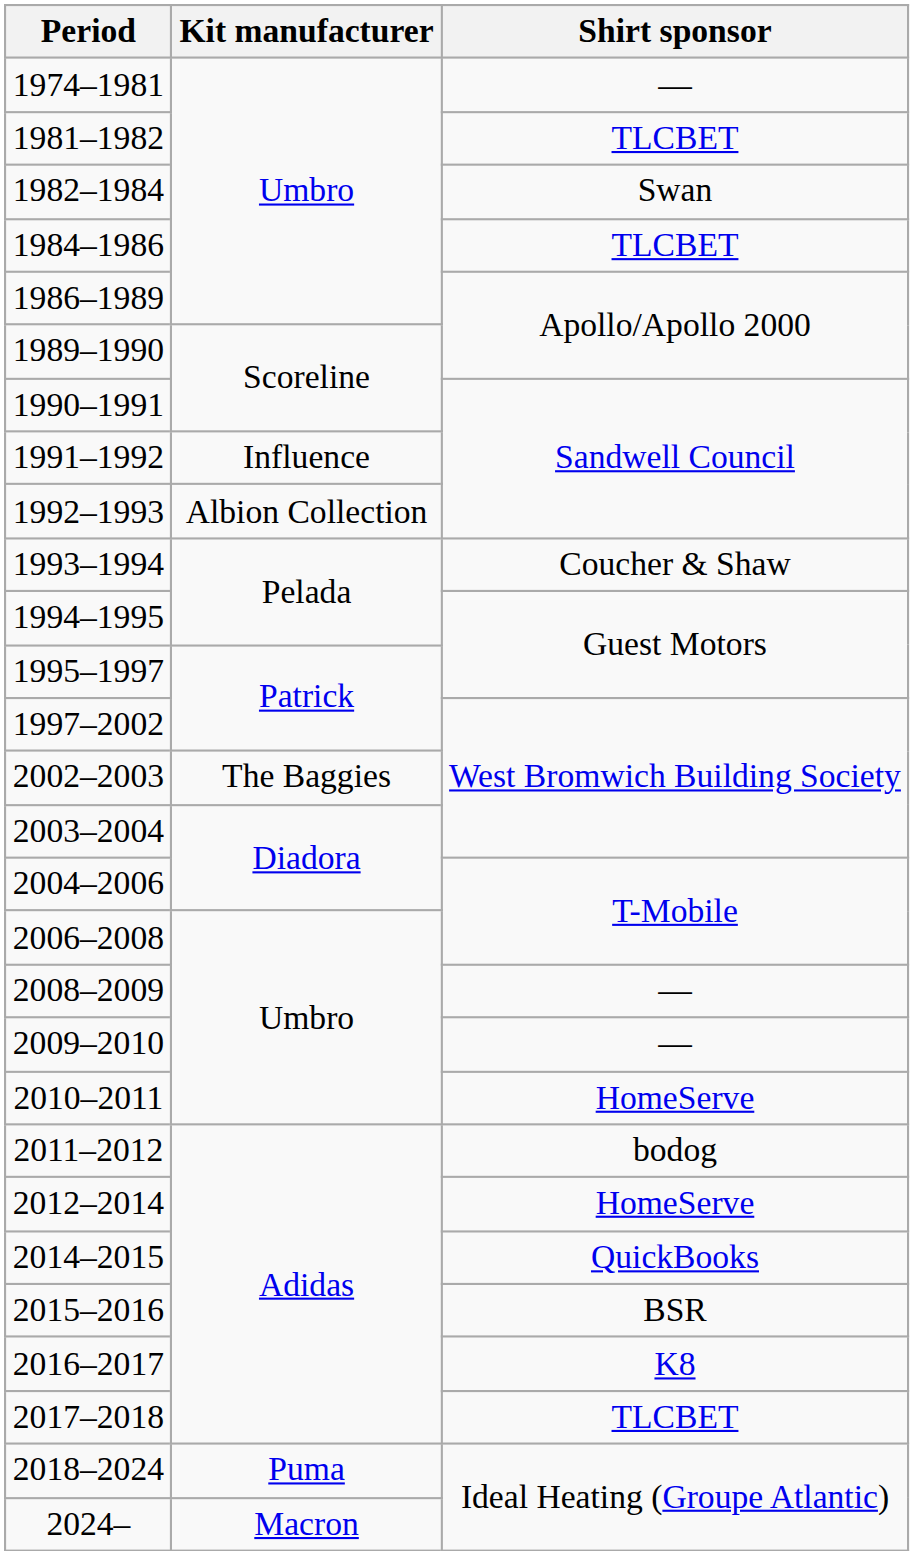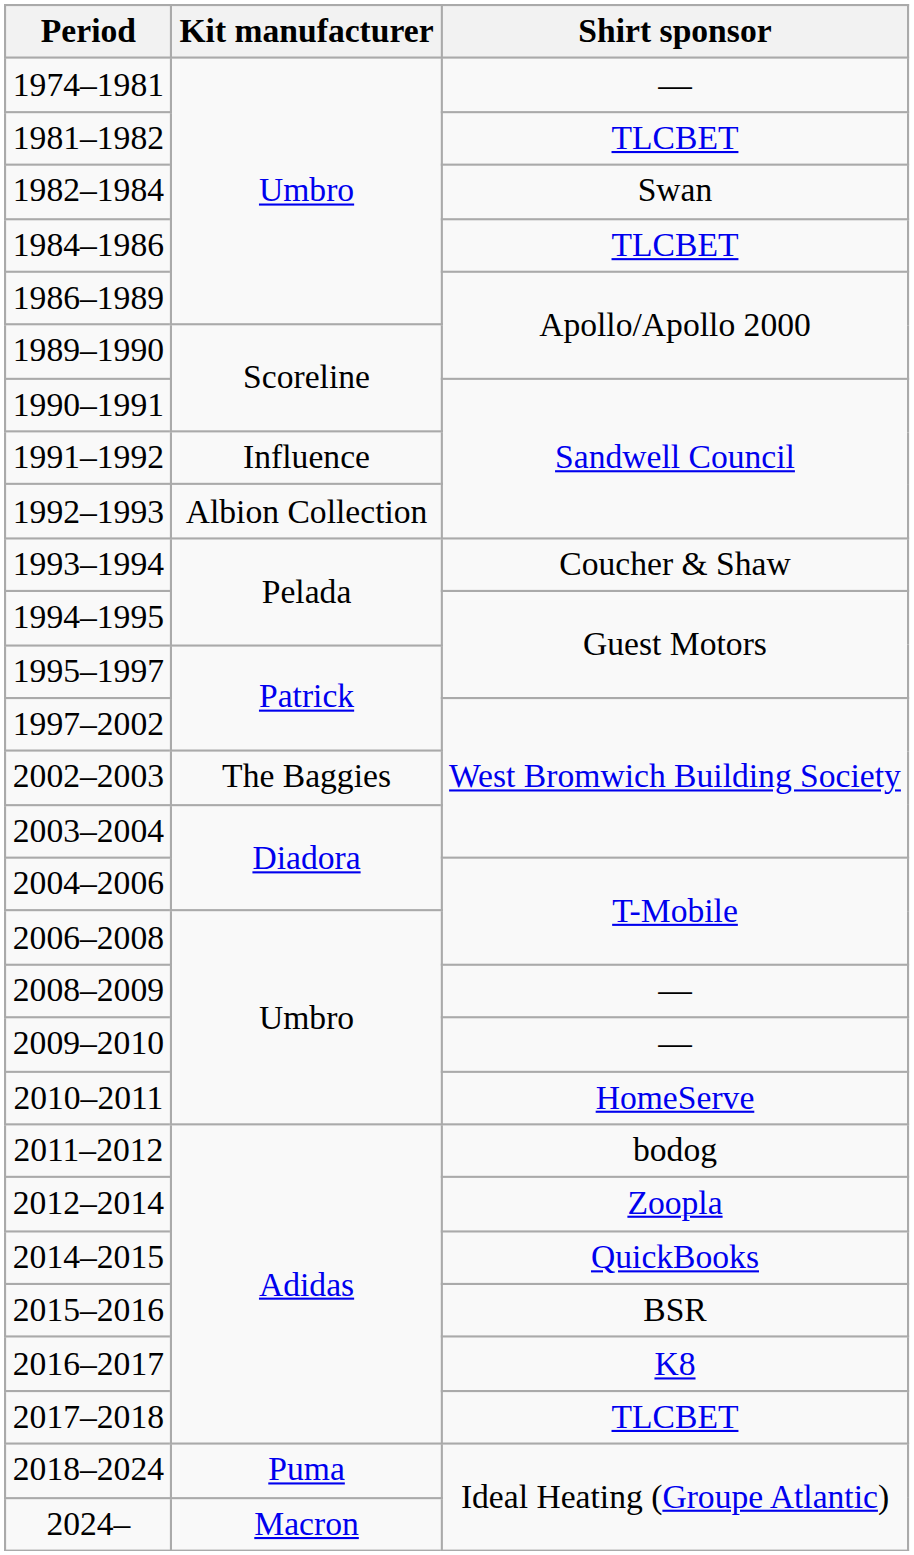(675, 1203) HomeServe -> (675, 1203) Zoopla
